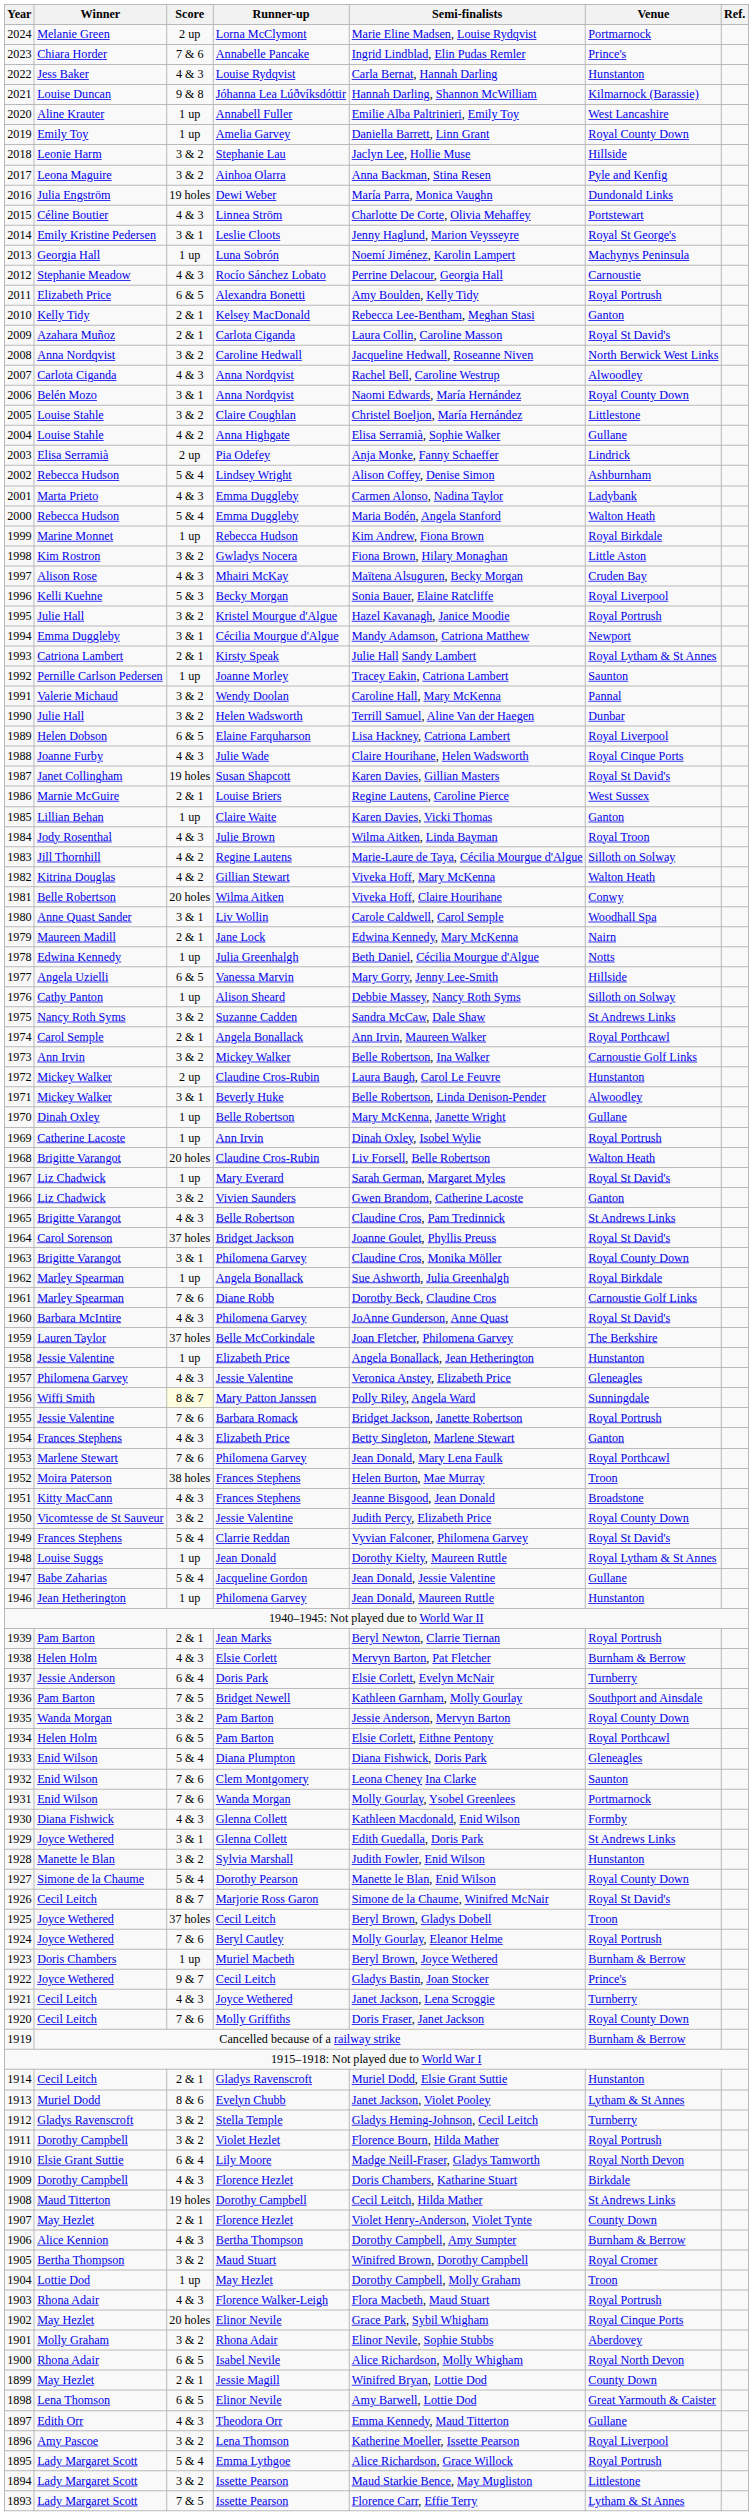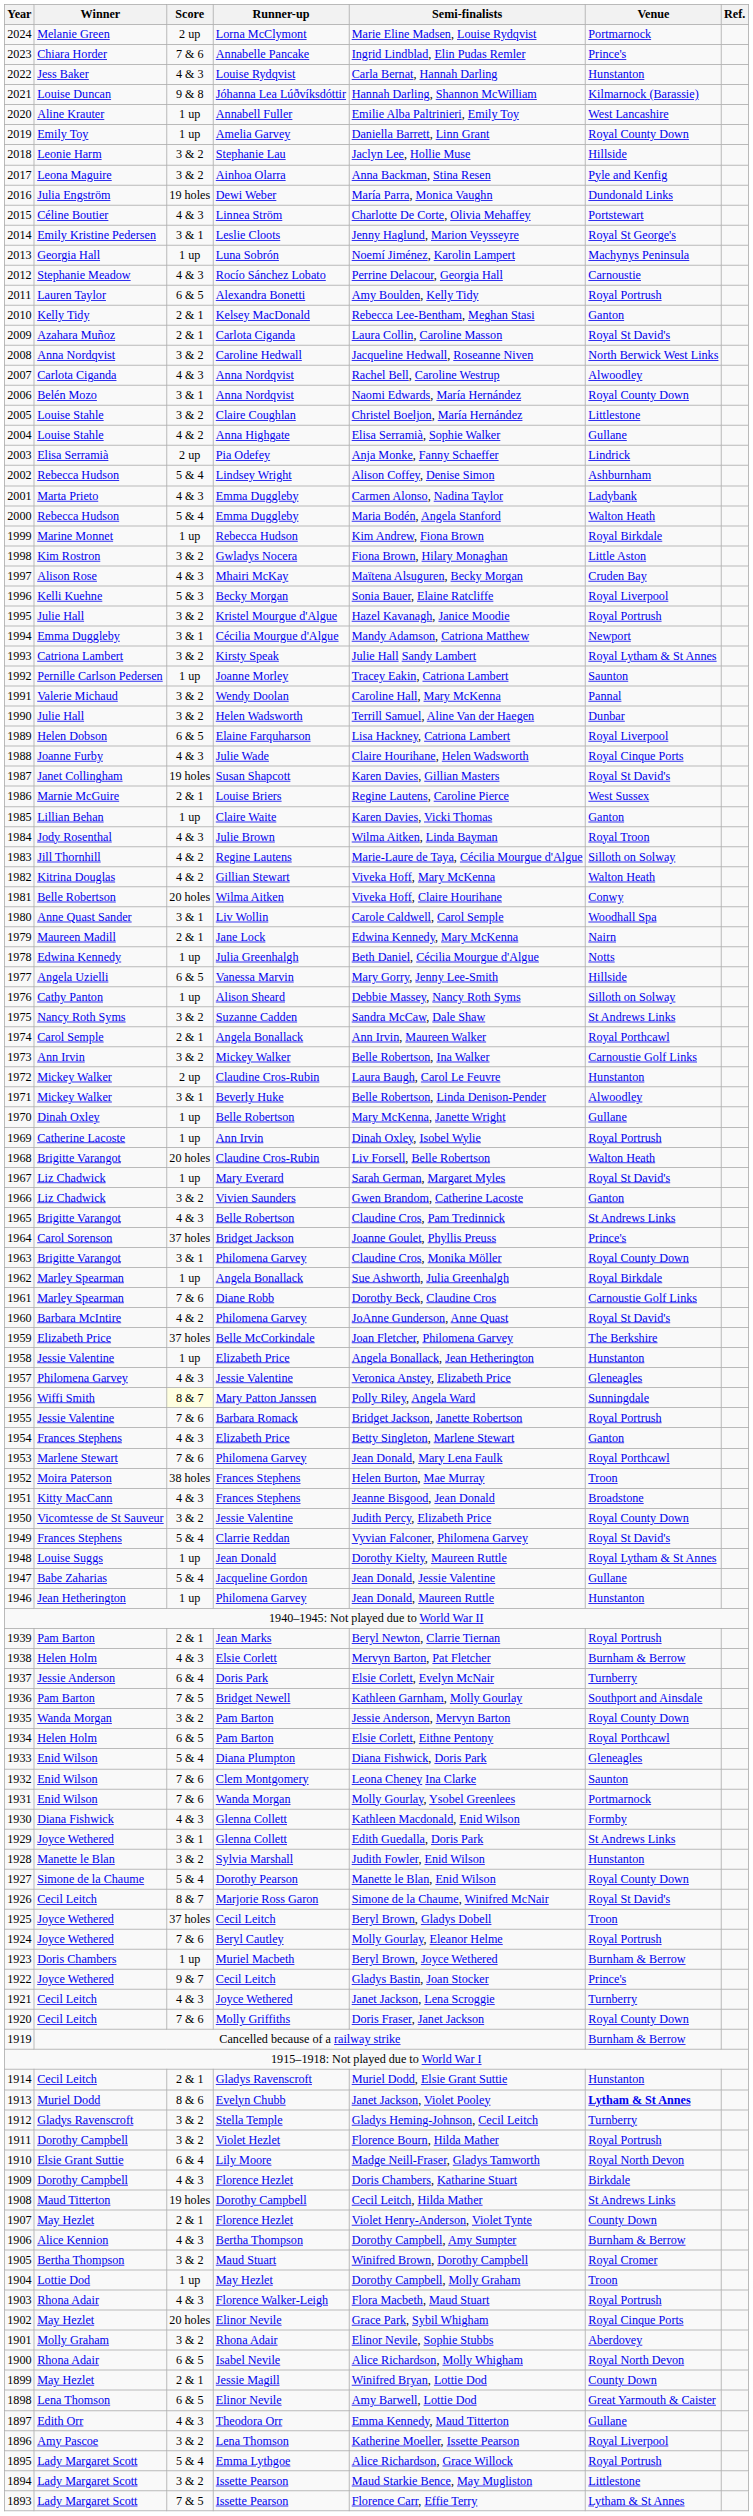(74, 295) Elizabeth Price -> (72, 295) Lauren Taylor
(190, 656) 2 & 1 -> (190, 656) 3 & 2
(629, 1237) Royal St David's -> (607, 1237) Prince's
(190, 1317) 4 & 3 -> (190, 1317) 4 & 2
(72, 1338) Lauren Taylor -> (74, 1338) Elizabeth Price
(636, 2099) normal -> (639, 2099) bold
